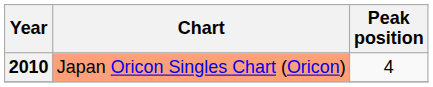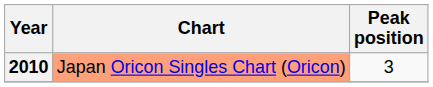(389, 67) 4 -> (389, 67) 3
